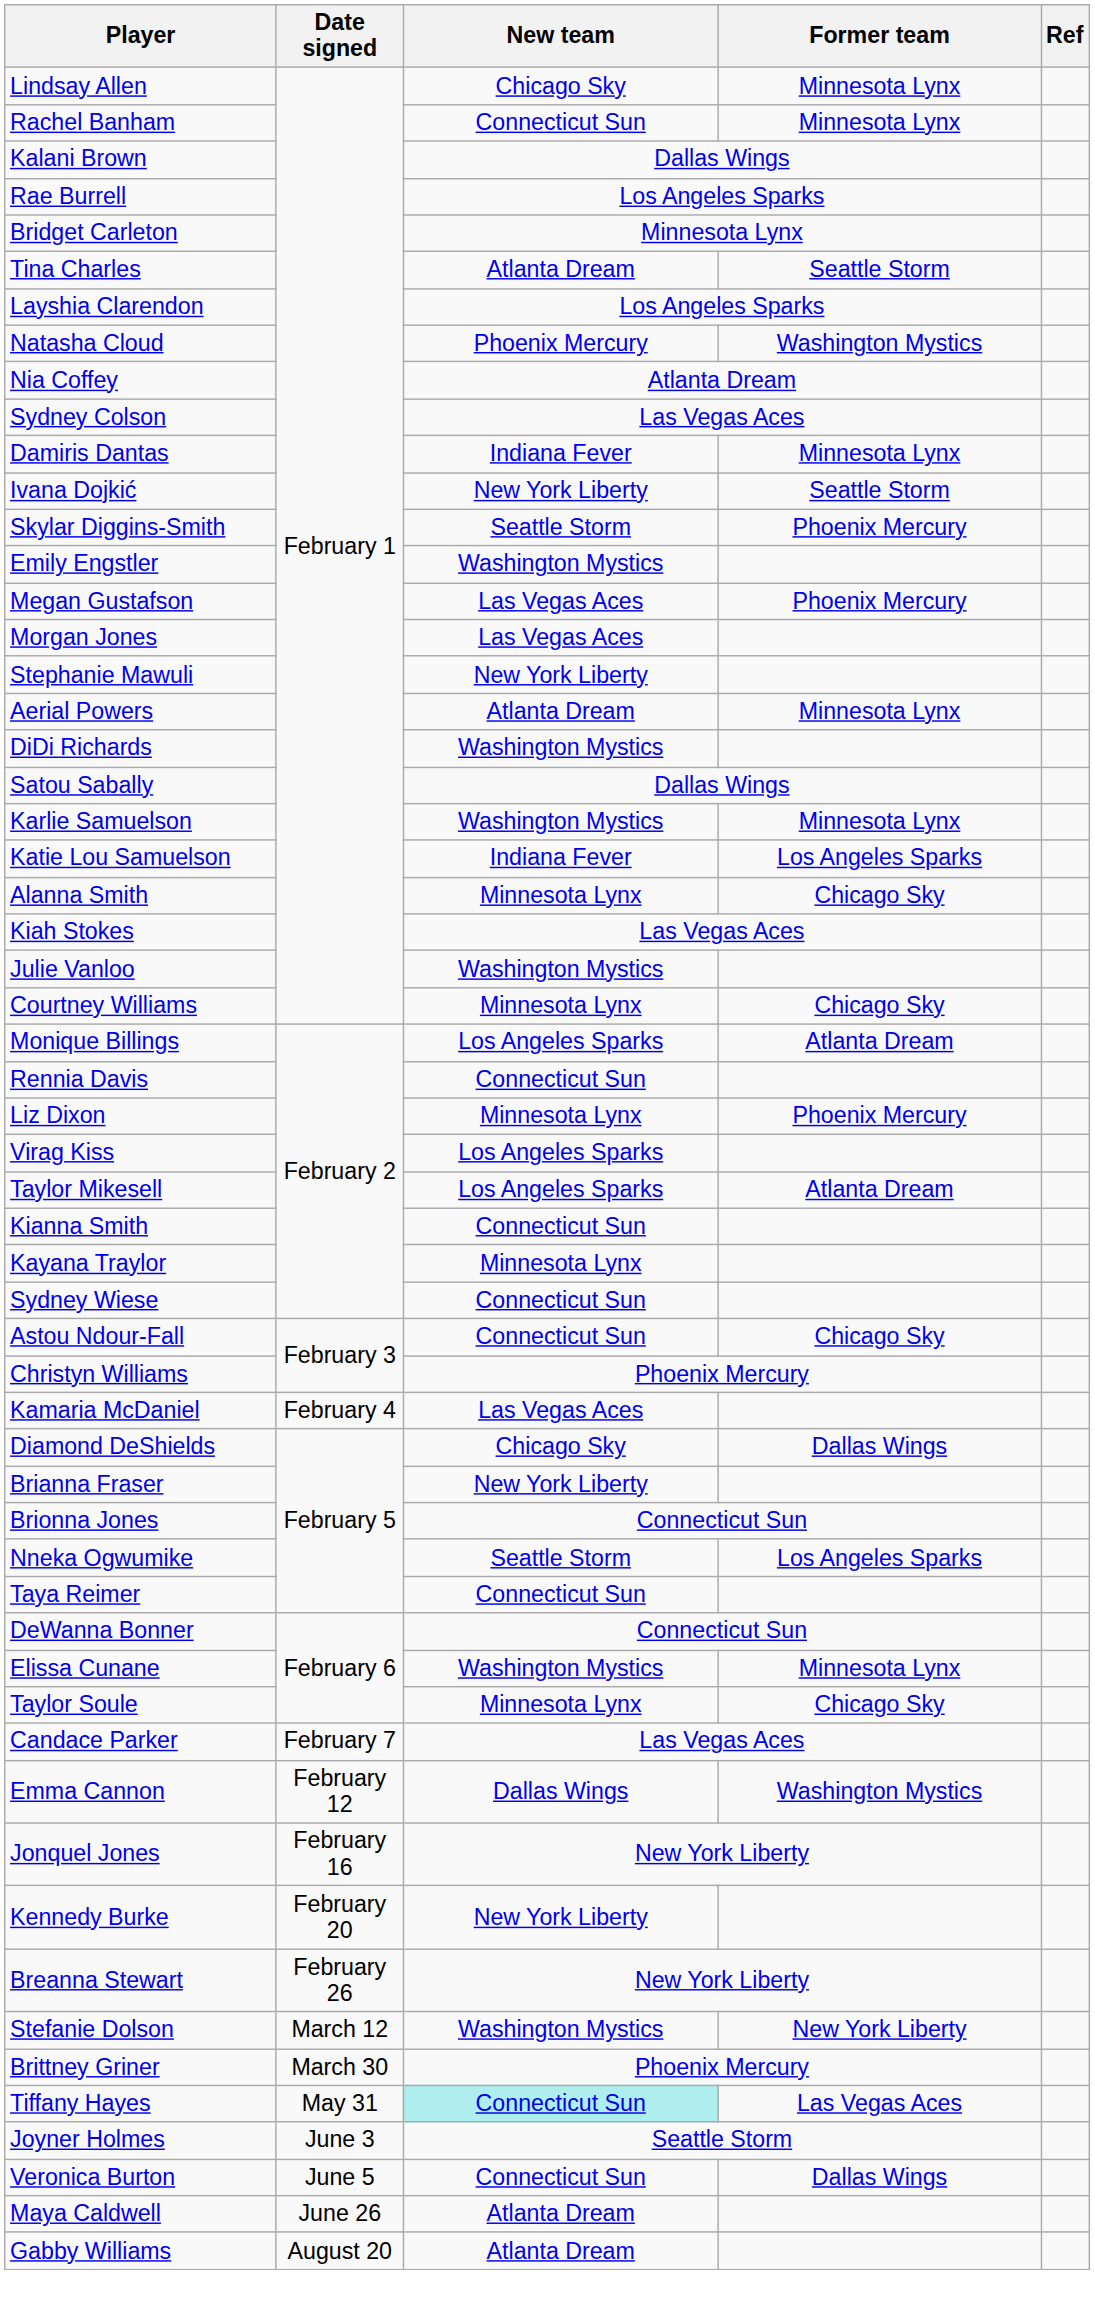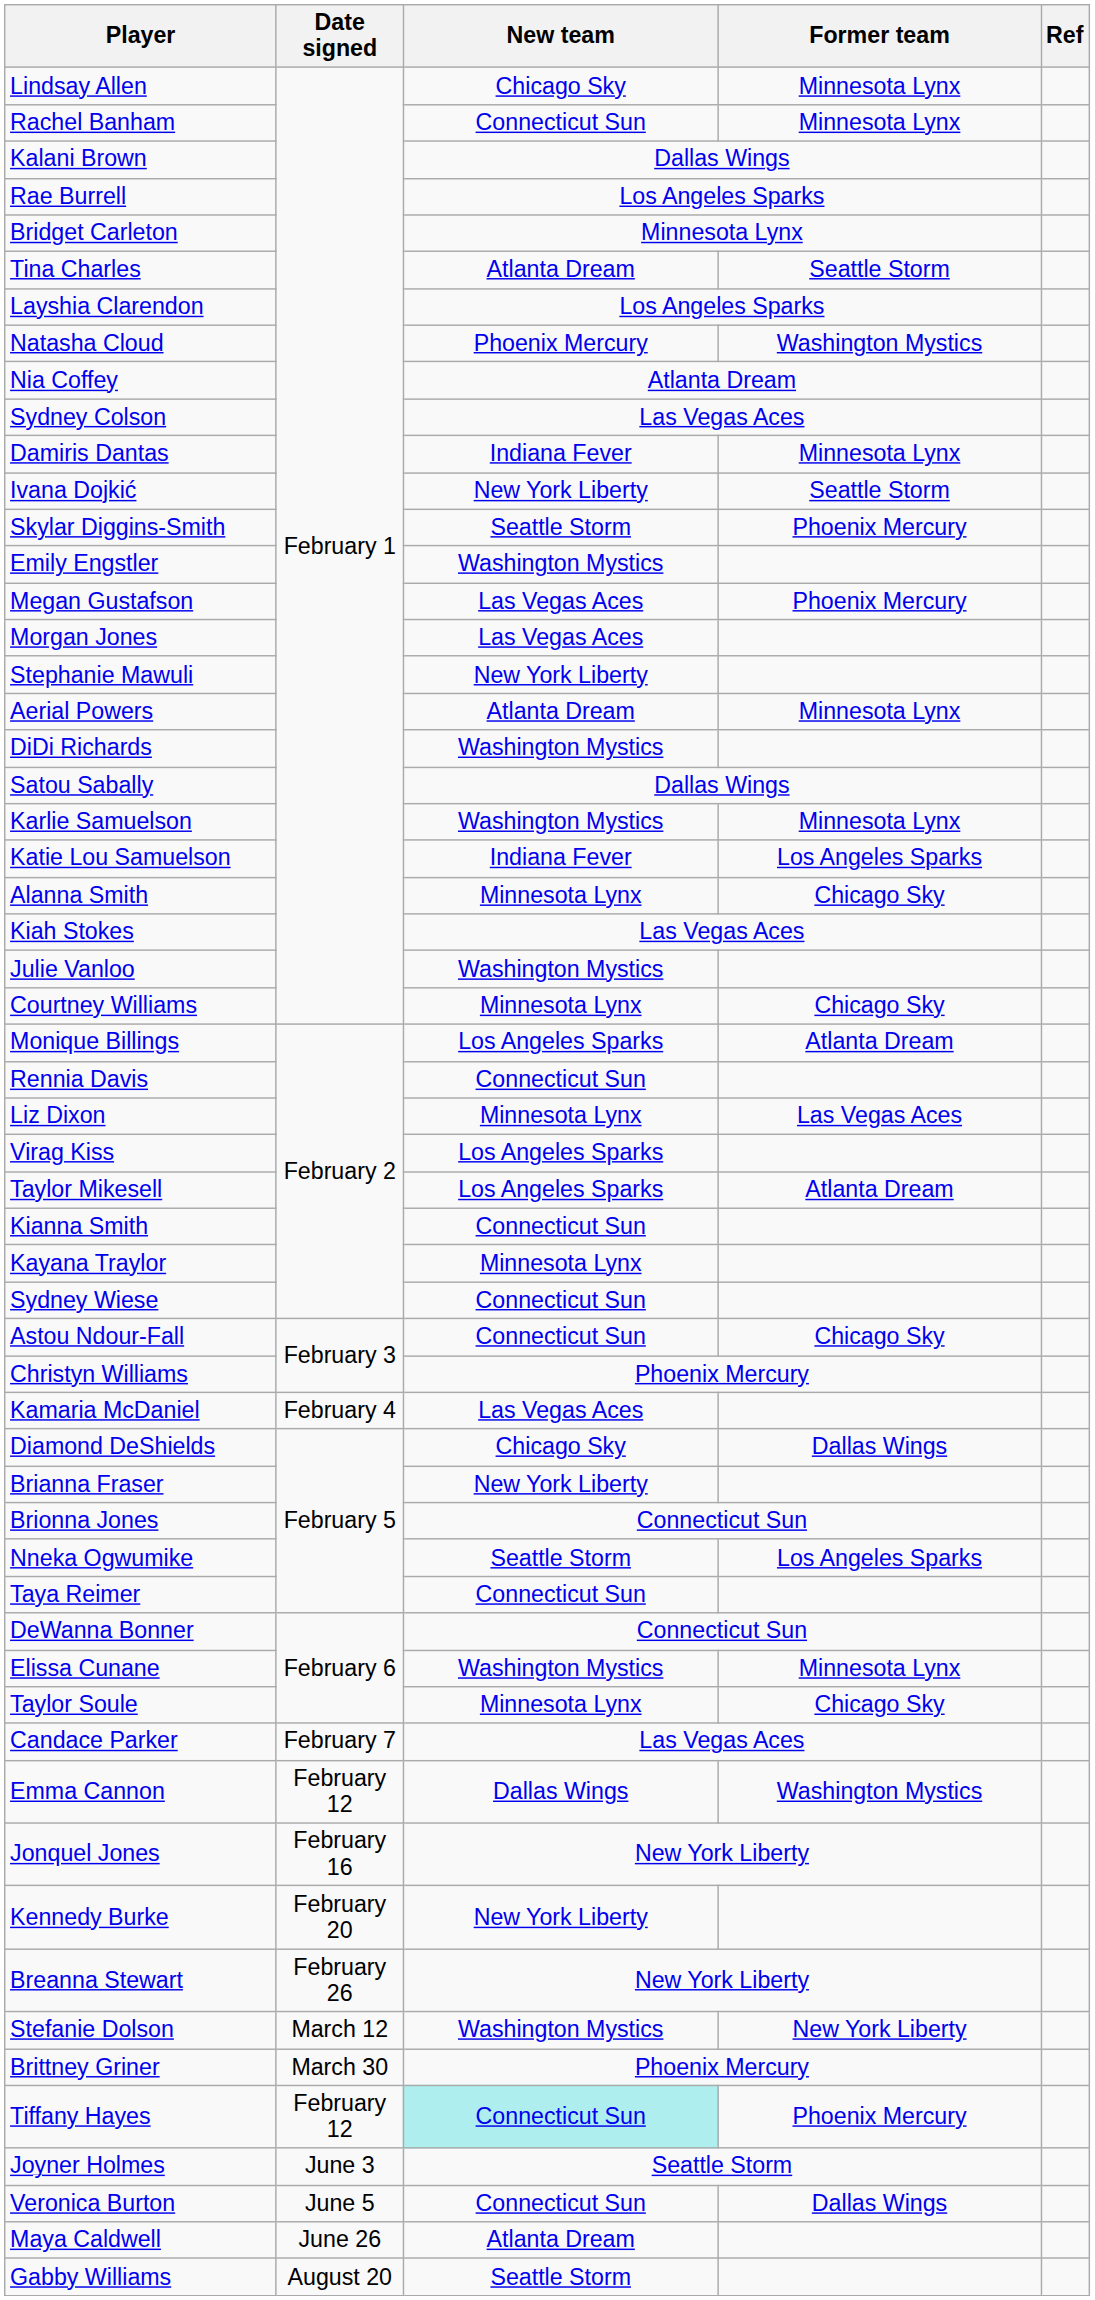(880, 1116) Phoenix Mercury -> (880, 1116) Las Vegas Aces
(340, 2103) May 31 -> (340, 2116) February 12
(880, 2103) Las Vegas Aces -> (880, 2116) Phoenix Mercury
(561, 2250) Atlanta Dream -> (561, 2276) Seattle Storm
